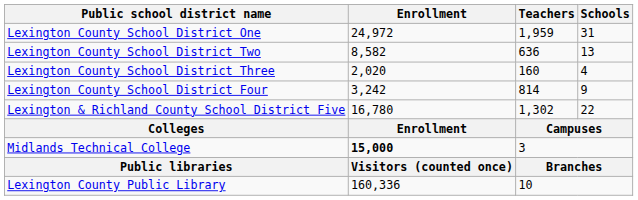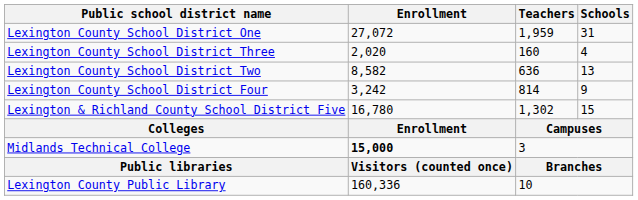(372, 33) 24,972 -> (372, 33) 27,072
rows swapped: (134, 52) <-> (141, 71)
(587, 109) 22 -> (587, 109) 15
